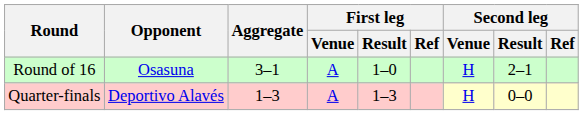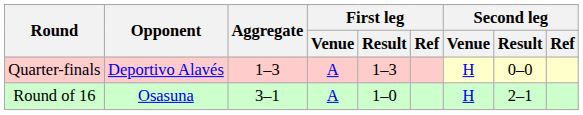rows swapped: (54, 69) <-> (54, 95)
